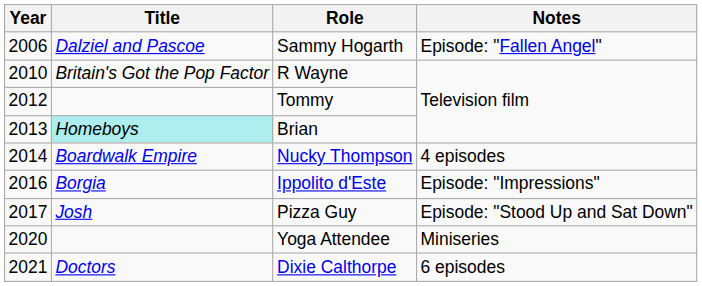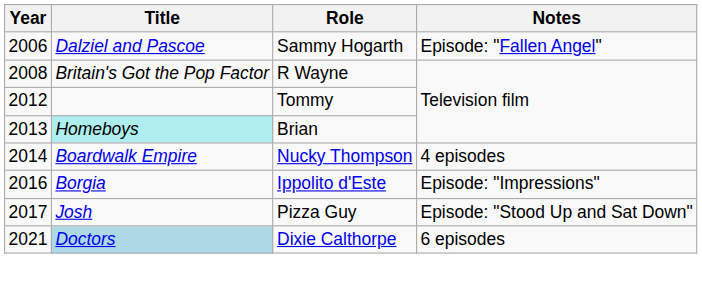(28, 73) 2010 -> (28, 73) 2008
- row: (334, 239)
(85, 267) no background -> (85, 239) lightblue background
